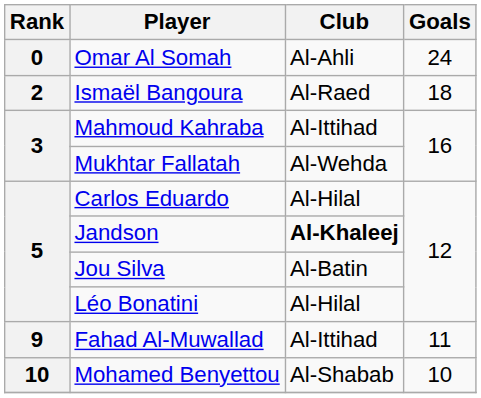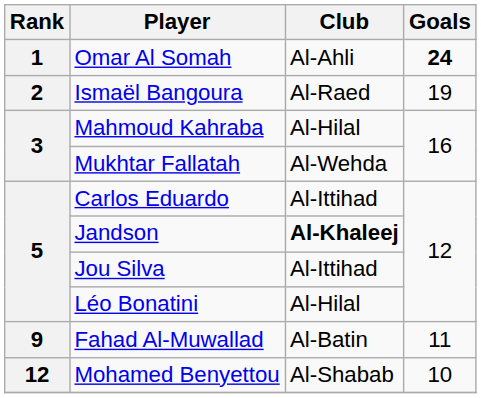(37, 57) 0 -> (37, 57) 1
(440, 57) normal -> (440, 57) bold
(440, 92) 18 -> (440, 92) 19
(334, 127) Al-Ittihad -> (325, 127) Al-Hilal
(325, 198) Al-Hilal -> (334, 198) Al-Ittihad
(329, 269) Al-Batin -> (334, 269) Al-Ittihad
(334, 339) Al-Ittihad -> (329, 339) Al-Batin
(37, 374) 10 -> (37, 374) 12
